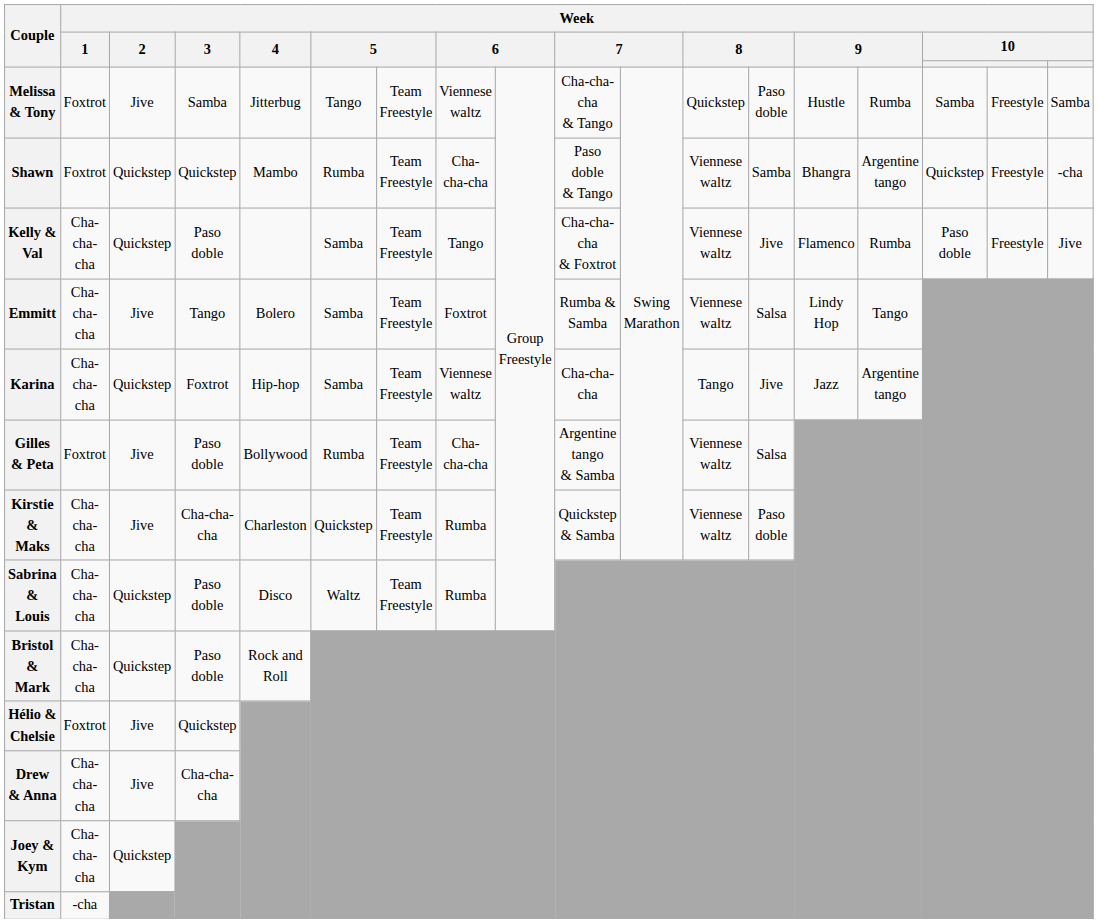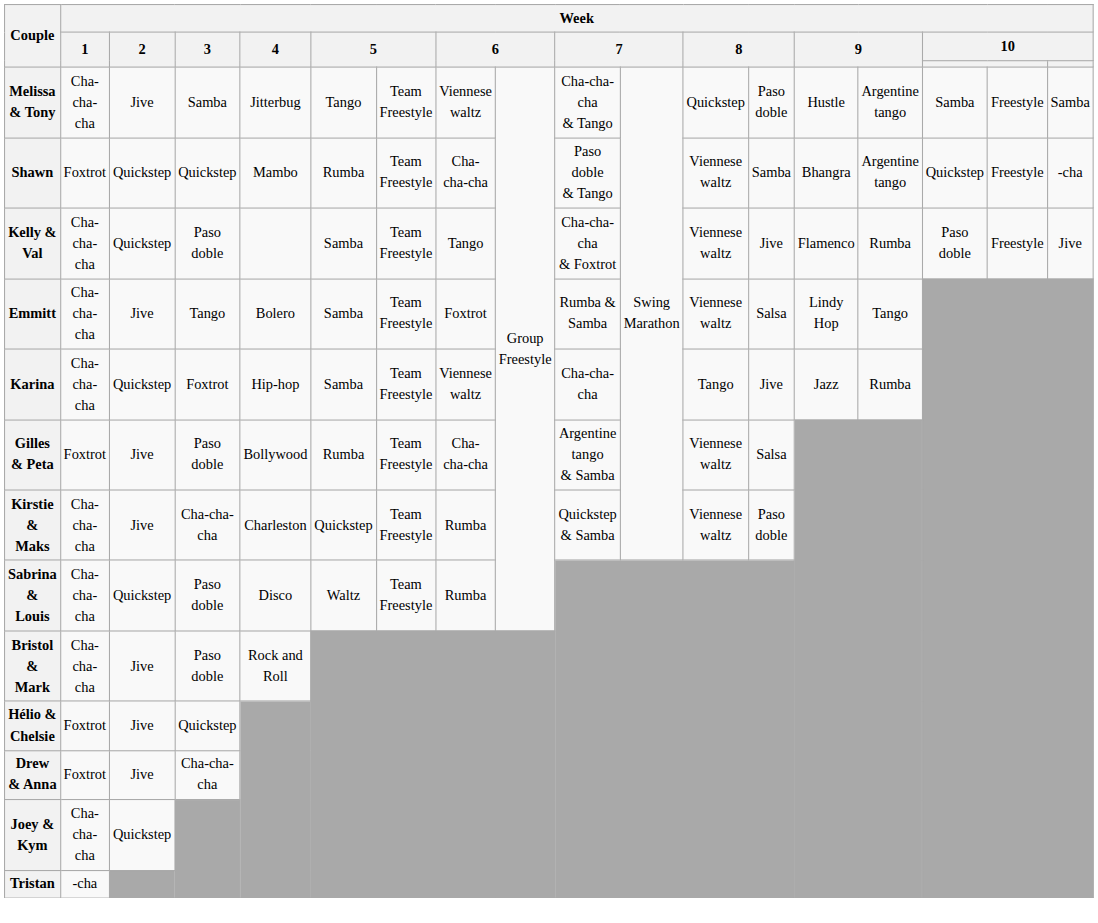(85, 102) Foxtrot -> (85, 102) Cha-cha-cha
(890, 102) Rumba -> (890, 102) Argentine tango
(890, 383) Argentine tango -> (890, 383) Rumba
(142, 665) Quickstep -> (142, 665) Jive
(85, 785) Cha-cha-cha -> (85, 774) Foxtrot
